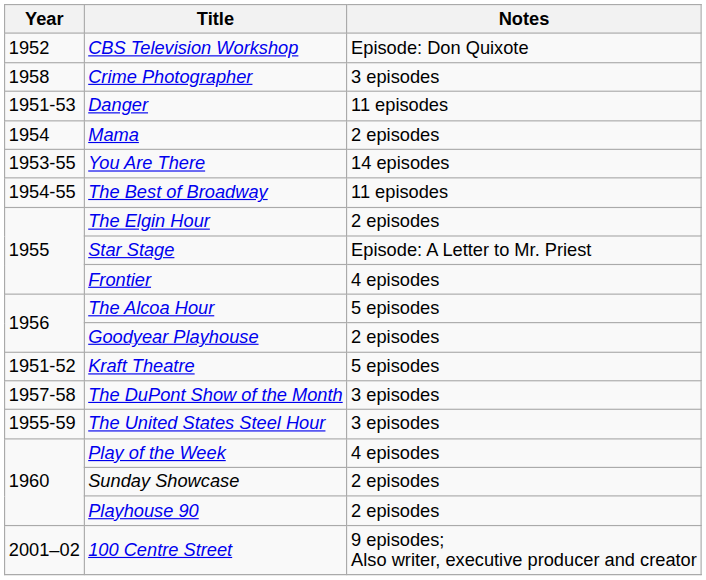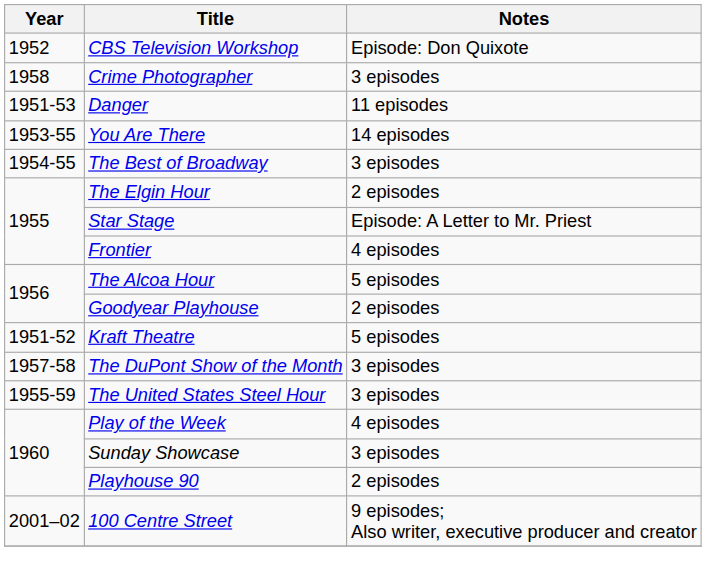- row: (114, 134)
(400, 192) 11 episodes -> (395, 163) 3 episodes
(395, 481) 2 episodes -> (395, 452) 3 episodes
